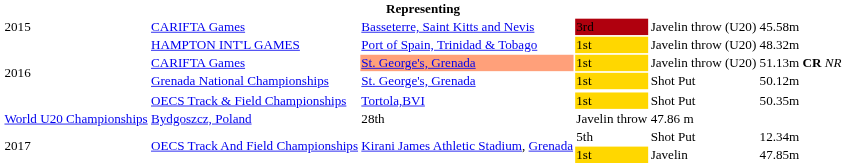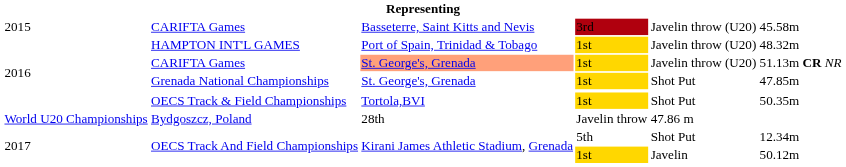(779, 81) 50.12m -> (779, 81) 47.85m
(779, 154) 47.85m -> (779, 154) 50.12m
